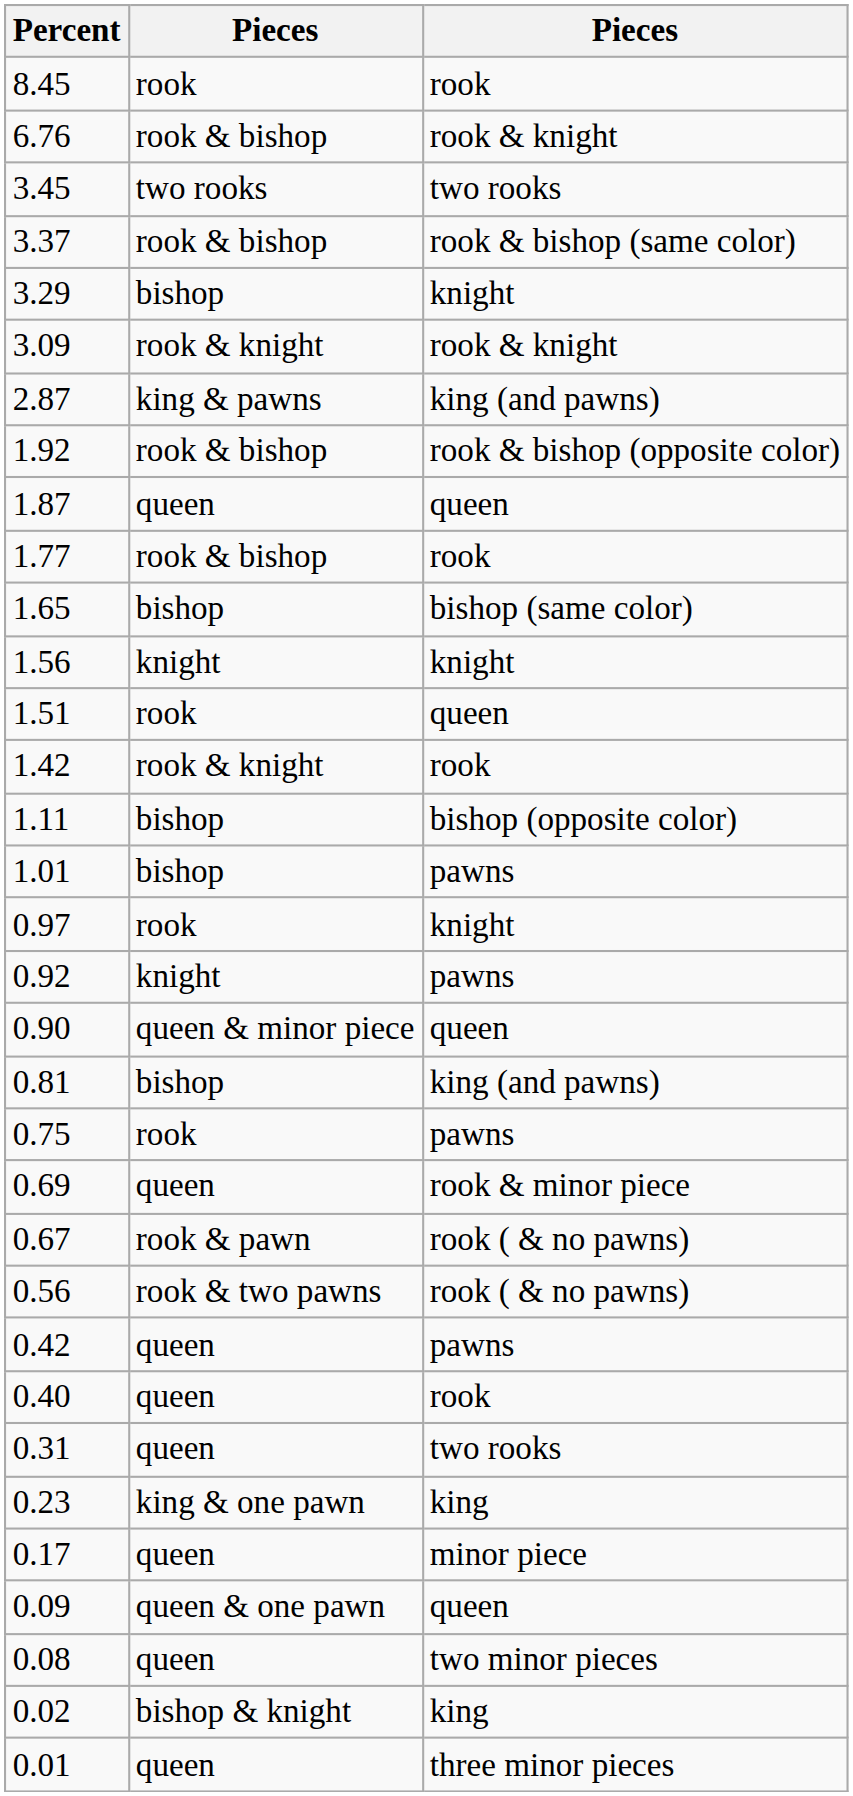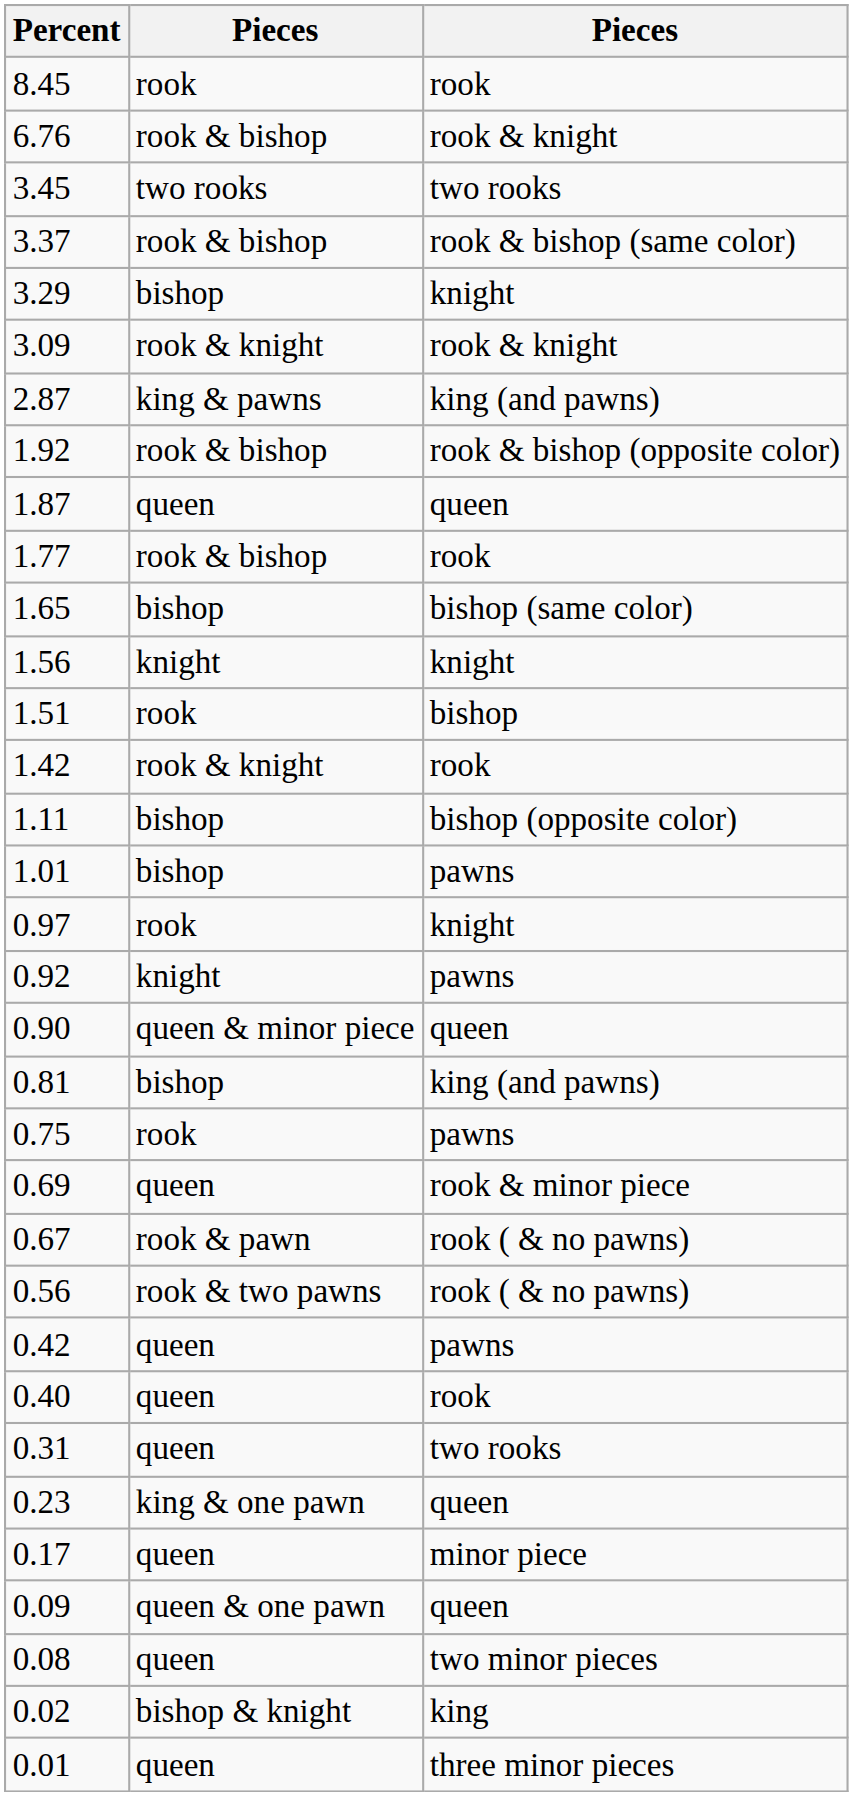(469, 713) queen -> (474, 713) bishop
(459, 1501) king -> (469, 1501) queen
